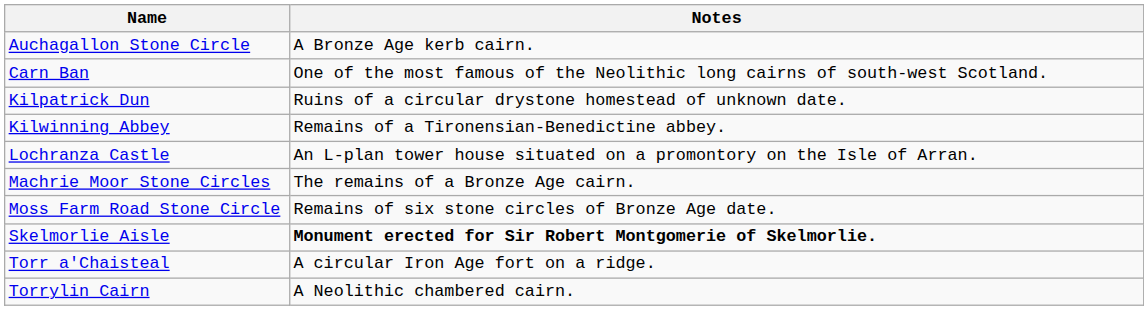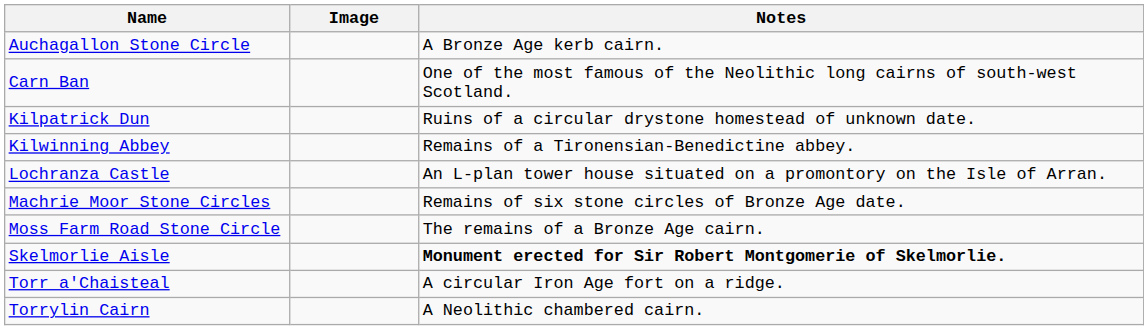+ column: (354, 18)
(464, 182) The remains of a Bronze Age cairn. -> (664, 202) Remains of six stone circles of Bronze Age date.
(535, 210) Remains of six stone circles of Bronze Age date. -> (594, 229) The remains of a Bronze Age cairn.
